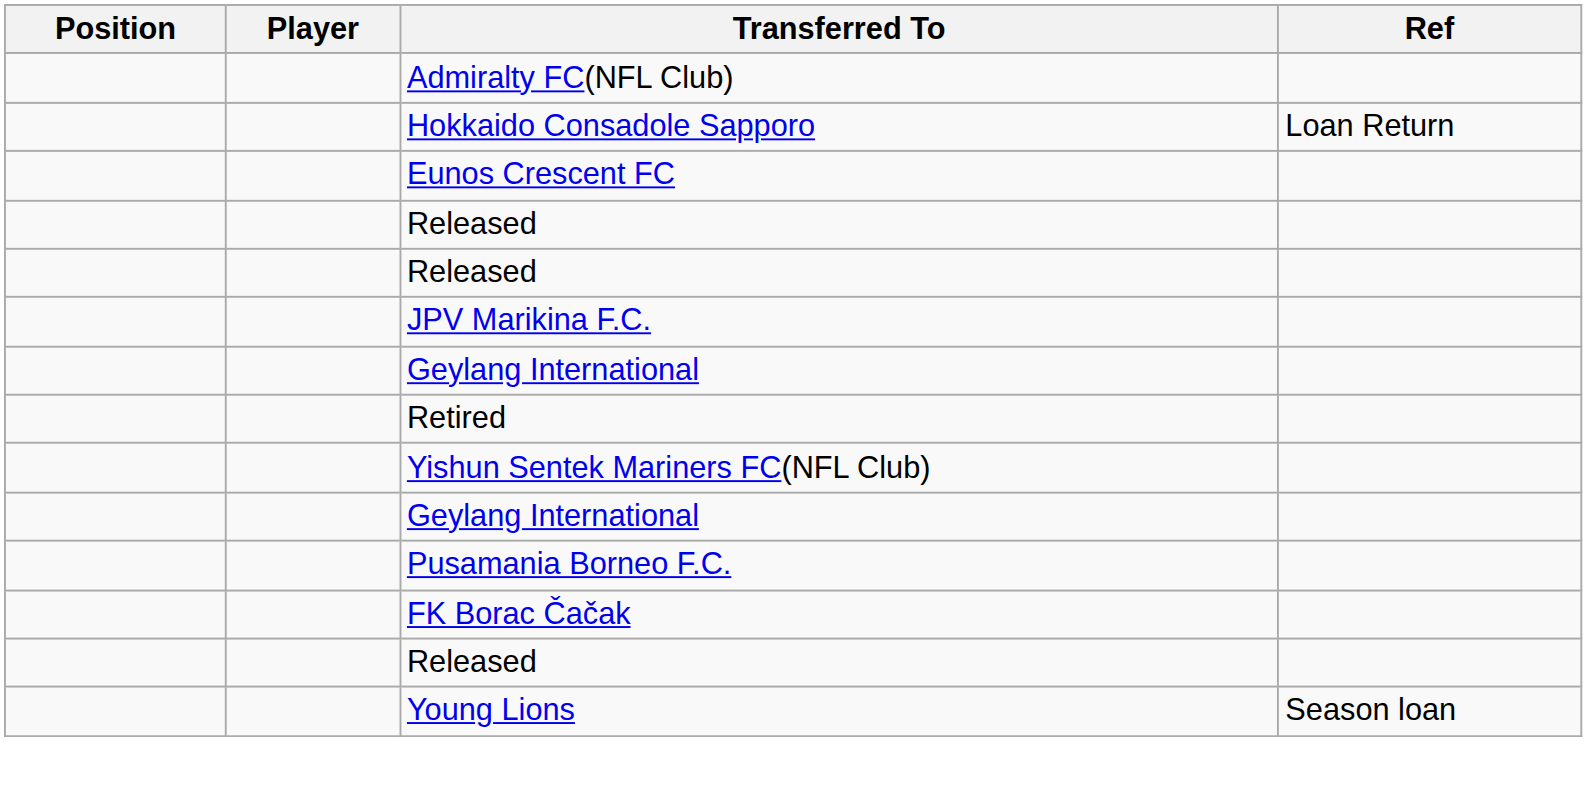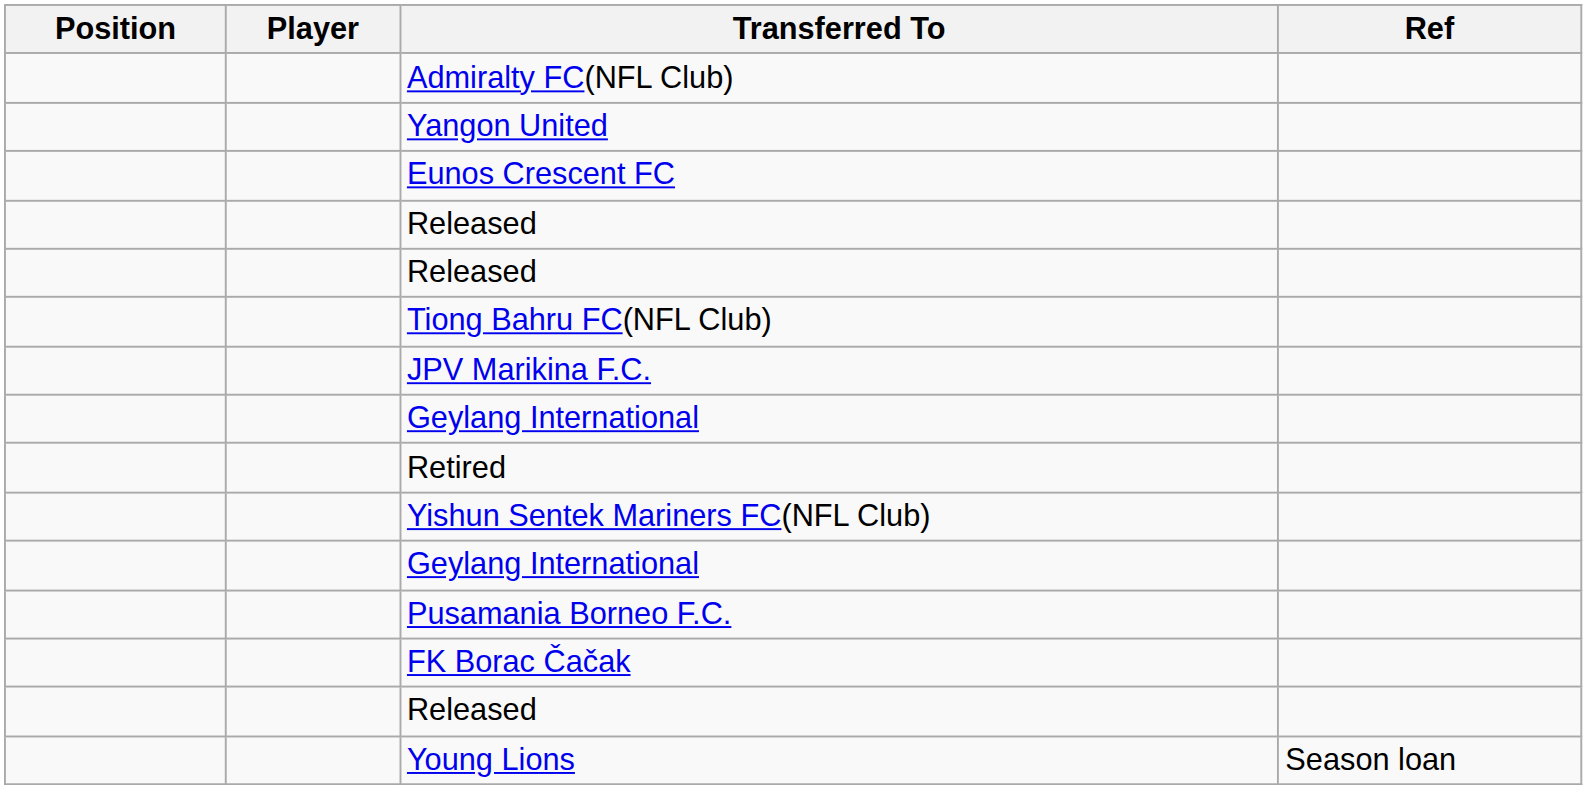+ row: (507, 126)
- row: (611, 126)
+ row: (589, 321)
